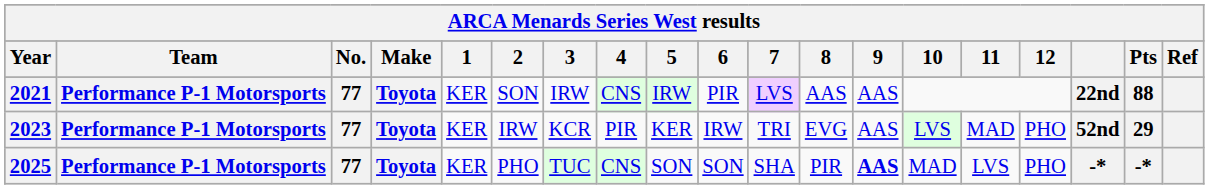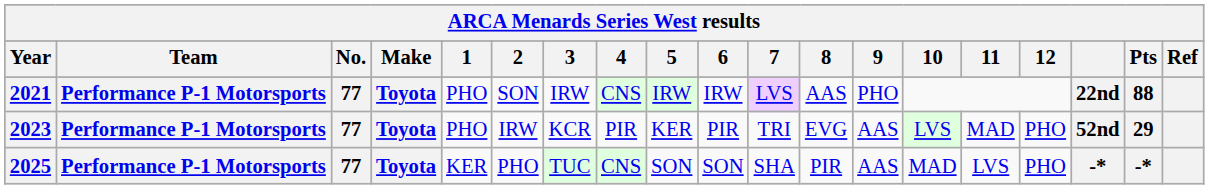(467, 93) KER -> (467, 93) PHO
(723, 93) PIR -> (723, 93) IRW
(878, 93) AAS -> (878, 93) PHO
(467, 129) KER -> (467, 129) PHO
(723, 129) IRW -> (723, 129) PIR
(878, 165) bold -> (878, 165) normal
